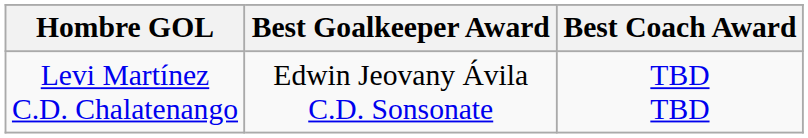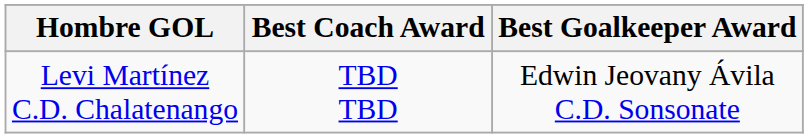columns swapped: (680, 27) <-> (401, 27)
